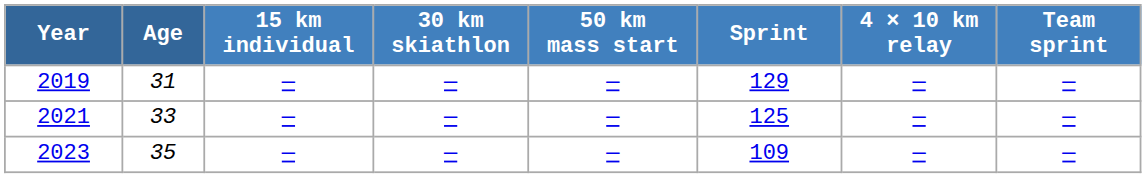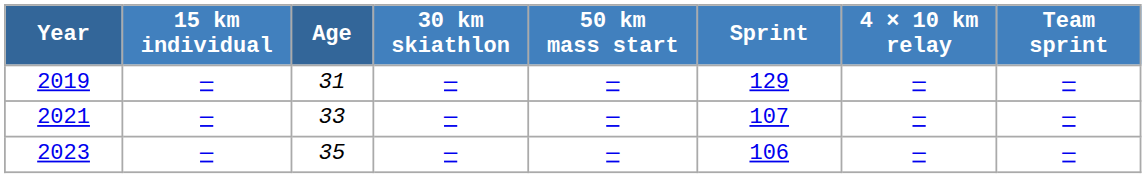columns swapped: (163, 35) <-> (288, 35)
(769, 119) 125 -> (769, 119) 107
(769, 154) 109 -> (769, 154) 106
